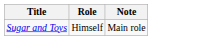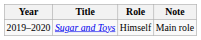+ column: (29, 12)
